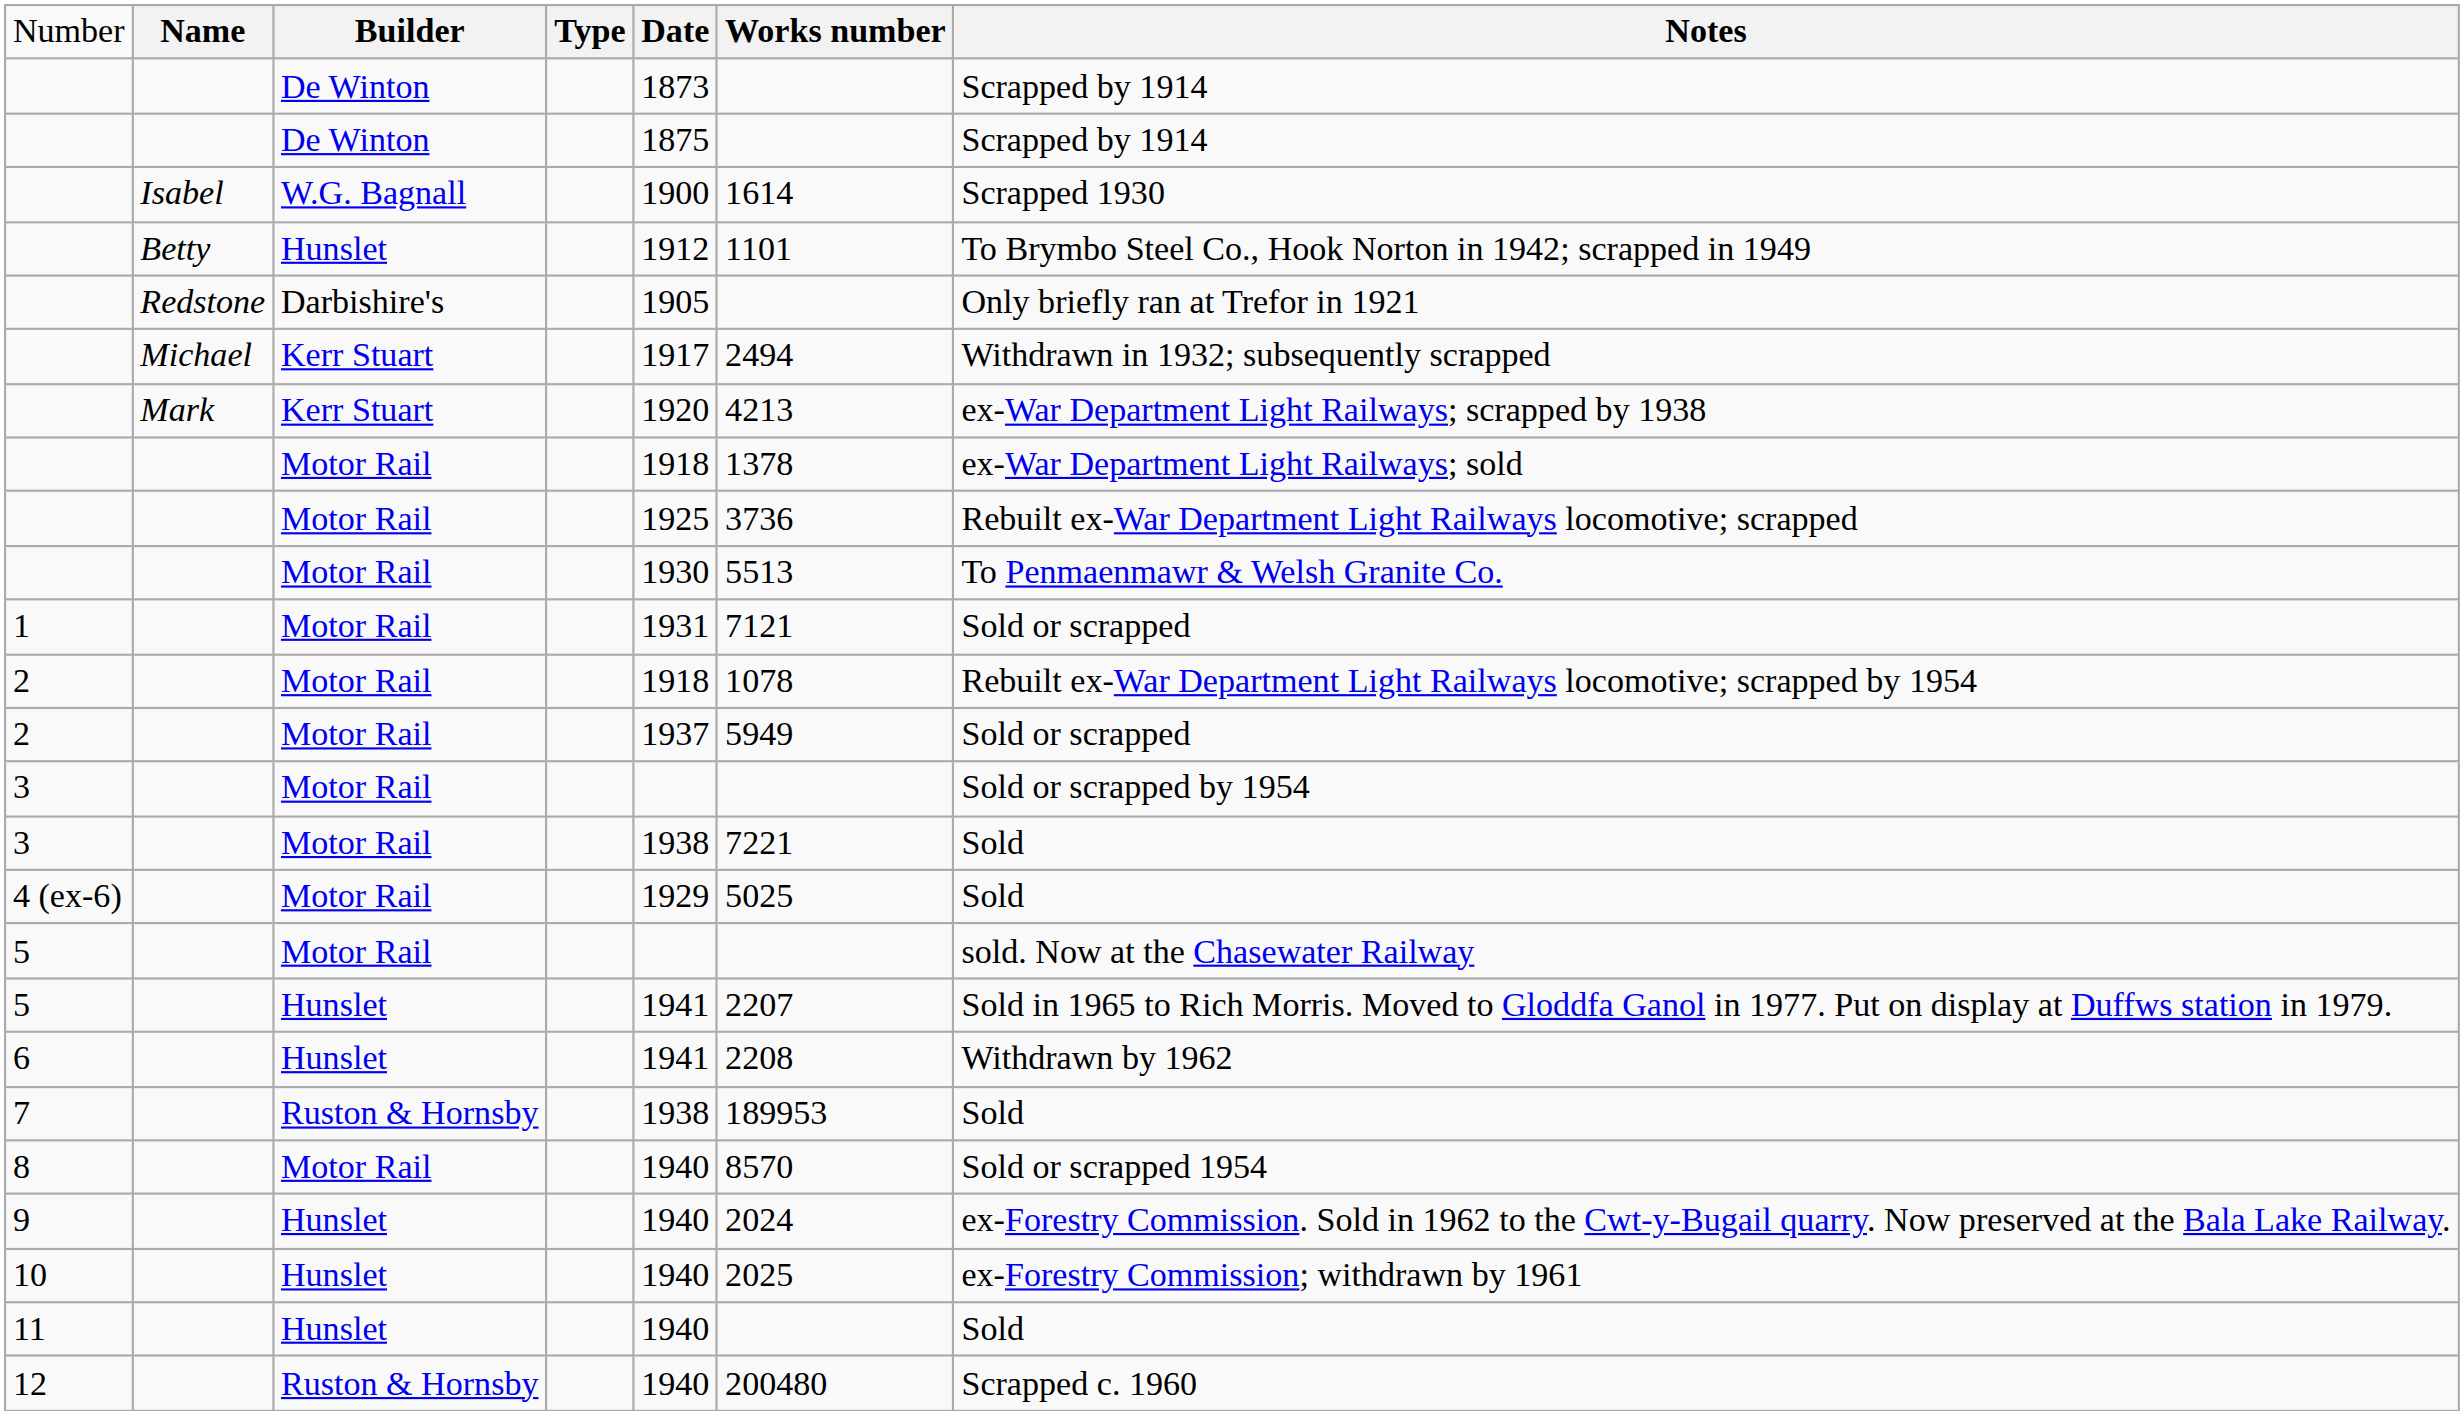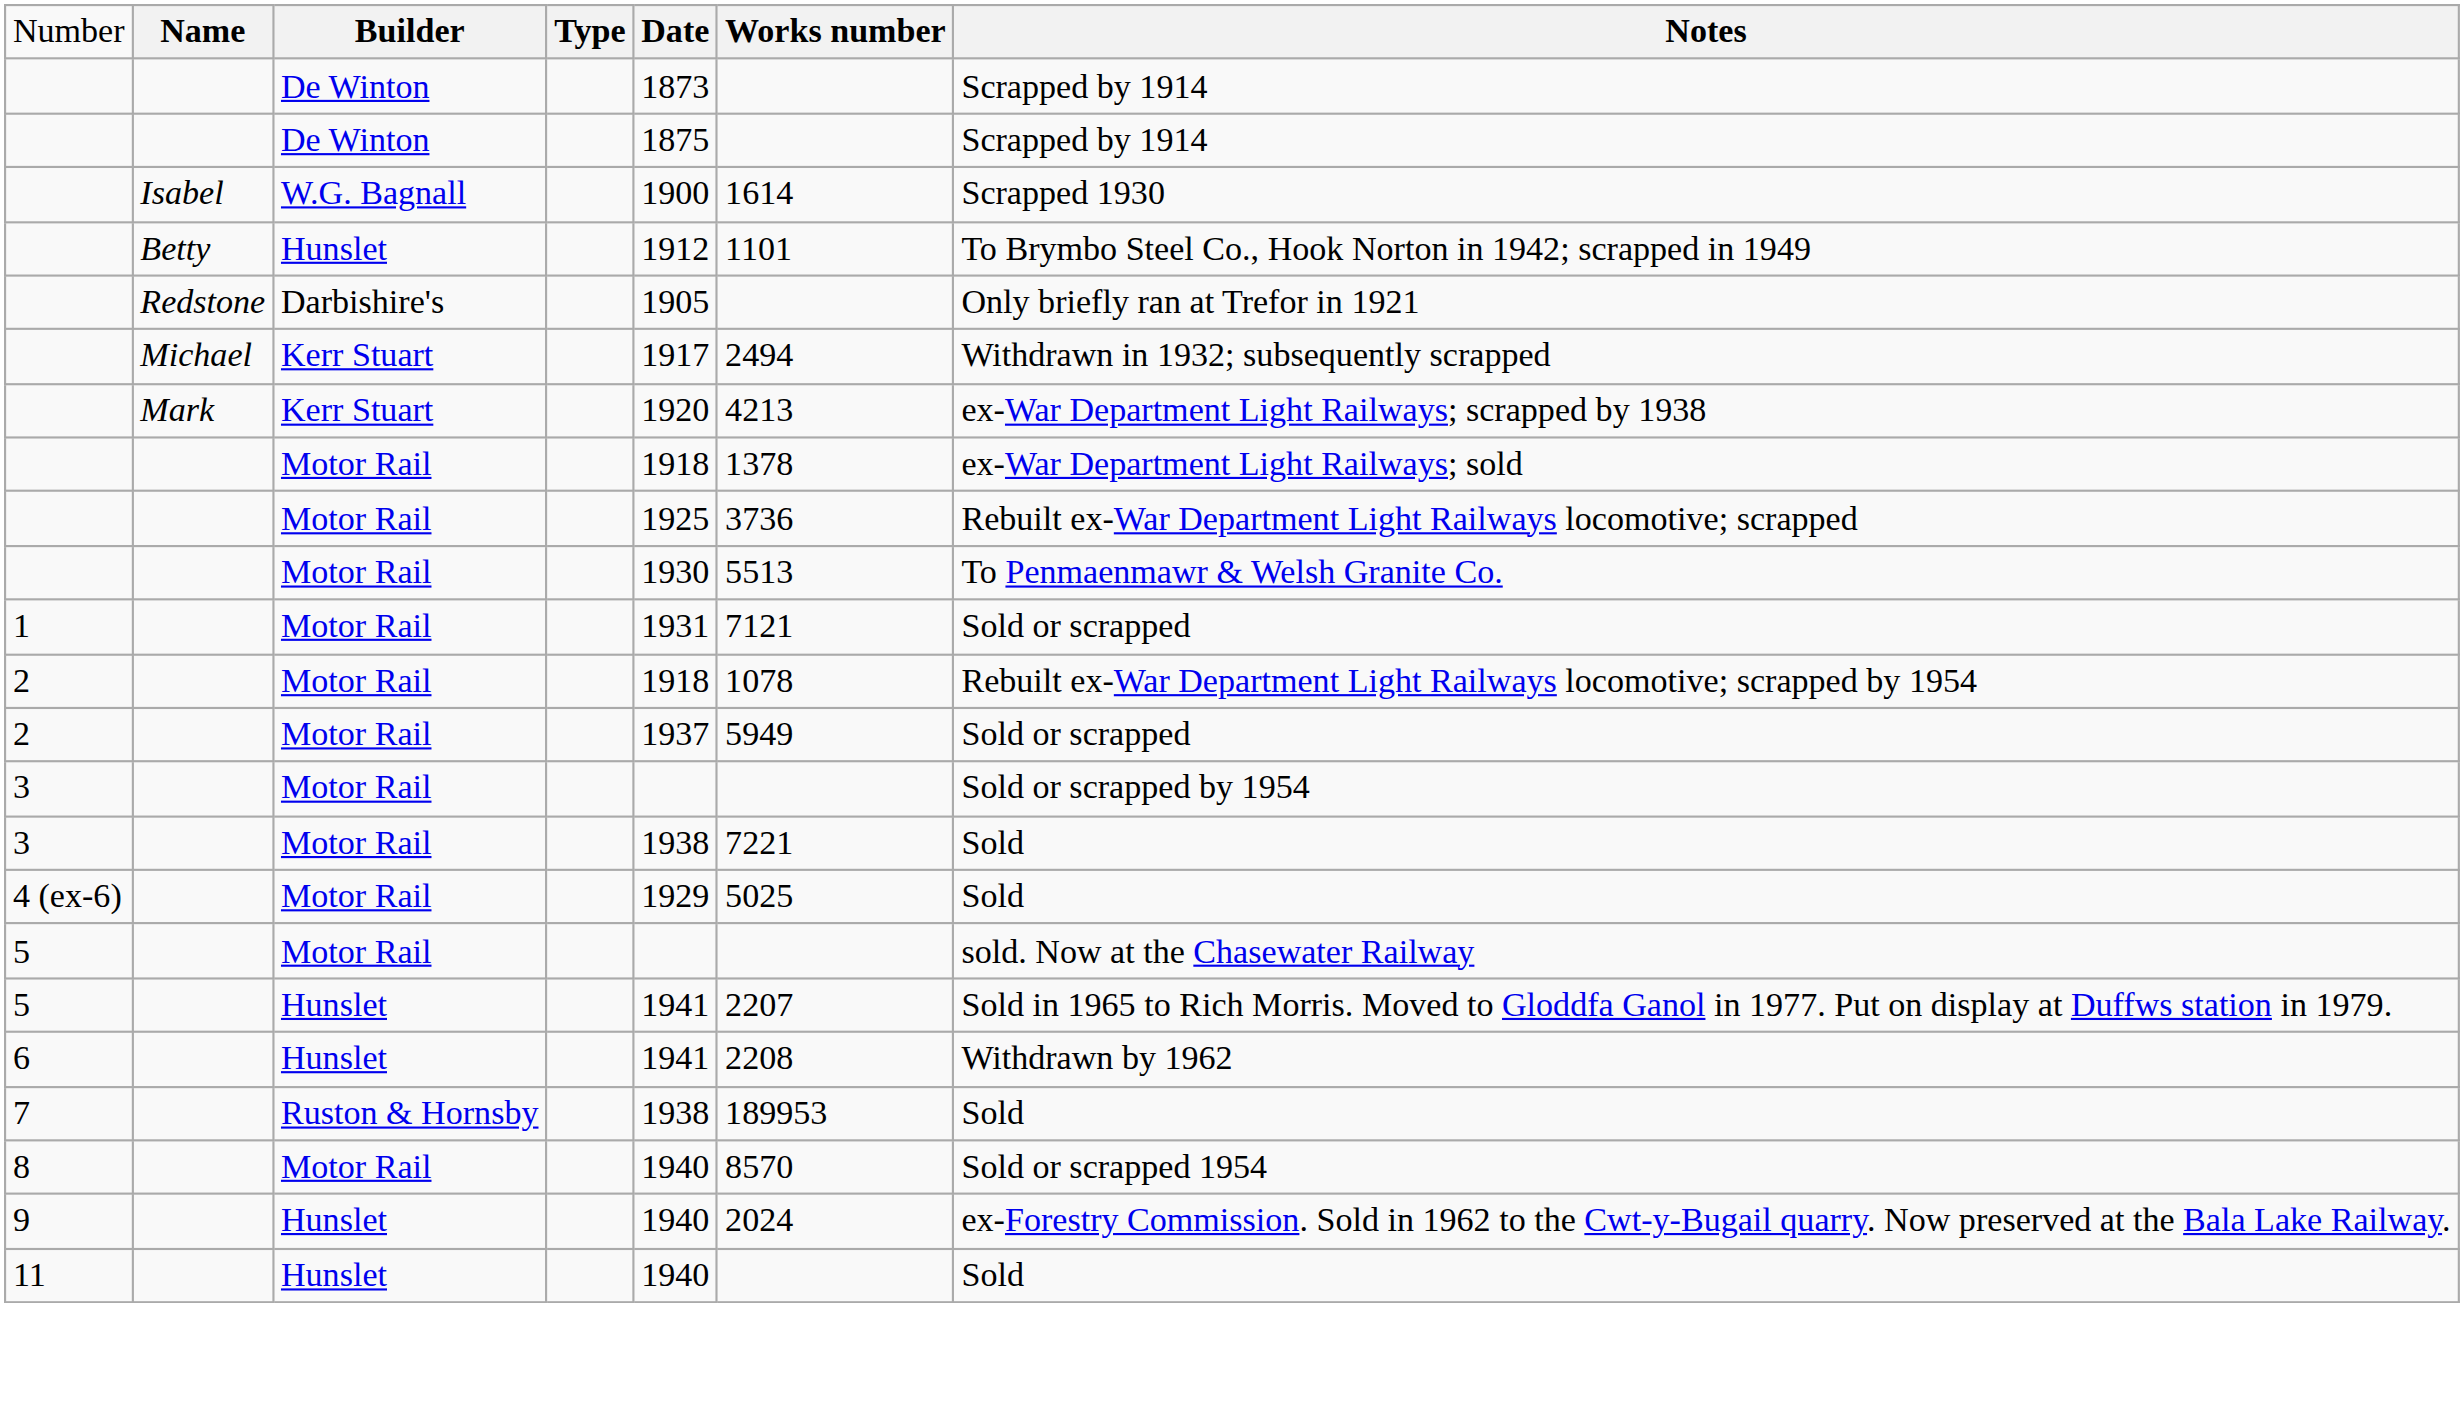- row: (30, 1274)
- row: (30, 1382)
